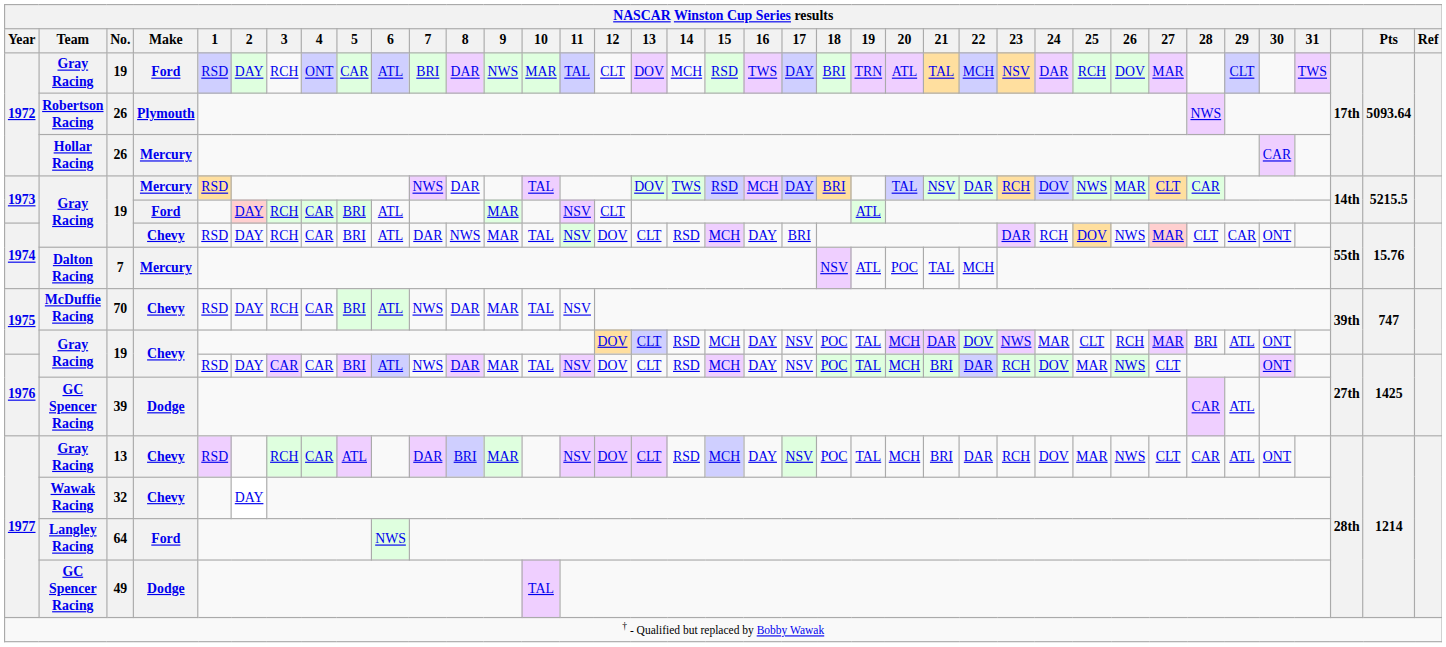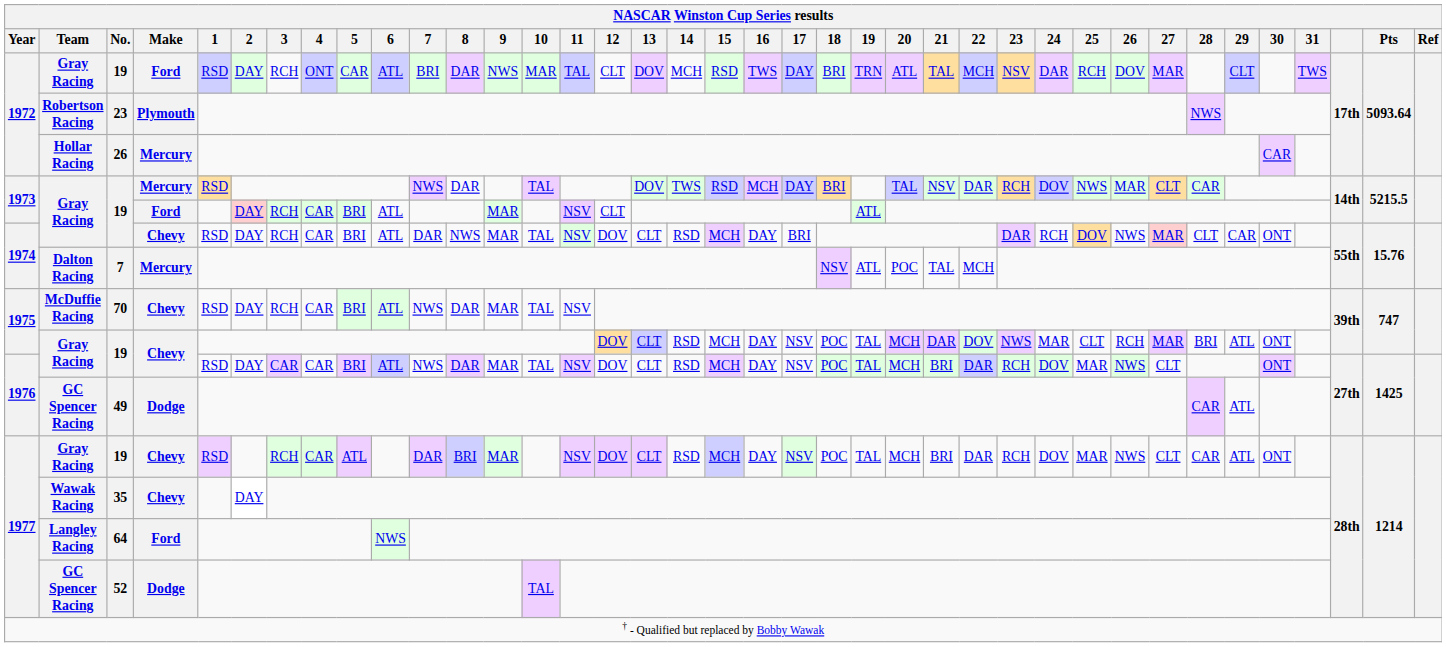(120, 114) 26 -> (120, 114) 23
(120, 406) 39 -> (120, 406) 49
(120, 456) 13 -> (120, 456) 19
(120, 497) 32 -> (120, 497) 35
(120, 588) 49 -> (120, 588) 52
